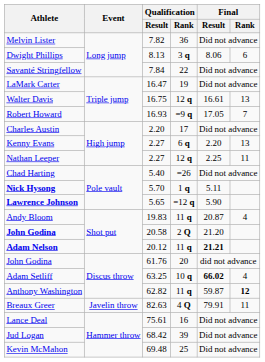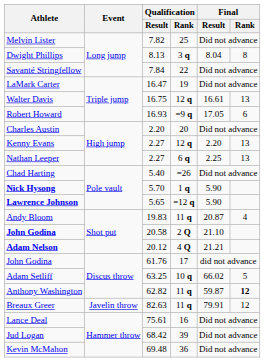(184, 40) 36 -> (184, 40) 25
(214, 55) 8.06 -> (214, 55) 8.04
(245, 55) 6 -> (245, 55) 8
(245, 114) 7 -> (245, 114) 6
(184, 129) 17 -> (184, 129) 20
(184, 143) 6 q -> (184, 143) 12 q
(184, 158) 12 q -> (184, 158) 6 q
(245, 158) 11 -> (245, 158) 13
(214, 188) 5.11 -> (214, 188) 5.90
(214, 232) 21.20 -> (214, 232) 21.10
(184, 247) 11 q -> (184, 247) 4 Q
(214, 247) bold -> (214, 247) normal
(184, 261) 20 -> (184, 261) 17
(214, 276) bold -> (214, 276) normal
(245, 276) 4 -> (245, 276) 5
(184, 305) 4 Q -> (184, 305) 11 q
(245, 305) 11 -> (245, 305) 12
(184, 350) 25 -> (184, 350) 36
